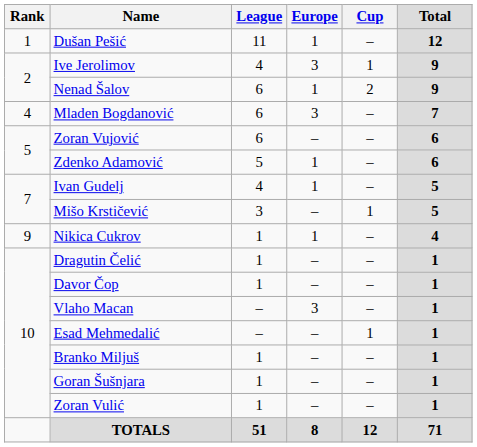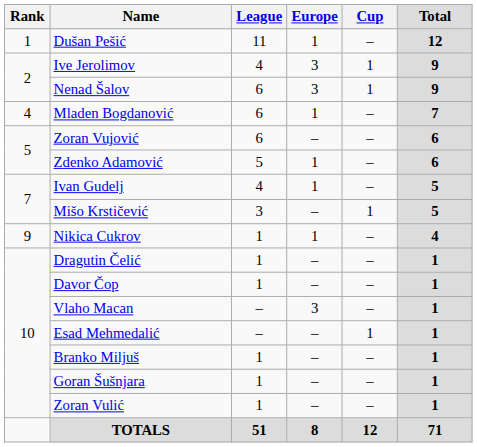(315, 89) 1 -> (315, 89) 3
(370, 89) 2 -> (370, 89) 1
(315, 114) 3 -> (315, 114) 1
